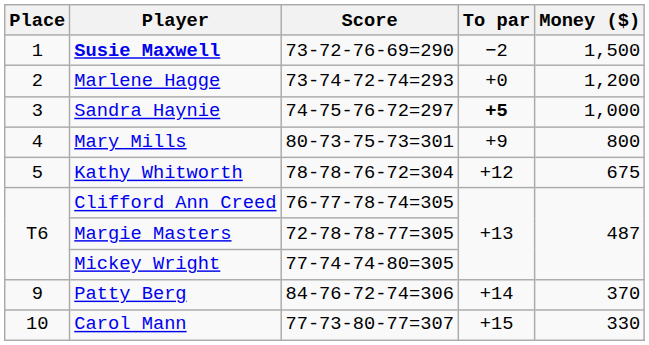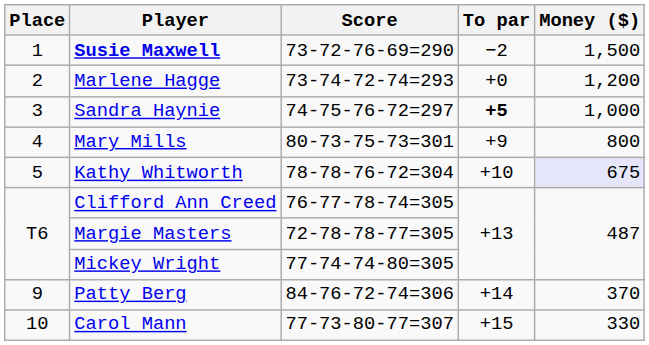(497, 173) +12 -> (497, 173) +10
(623, 173) no background -> (623, 173) lavender background
